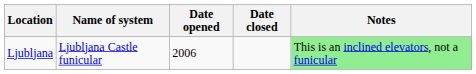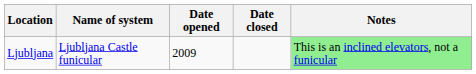(184, 53) 2006 -> (184, 53) 2009
